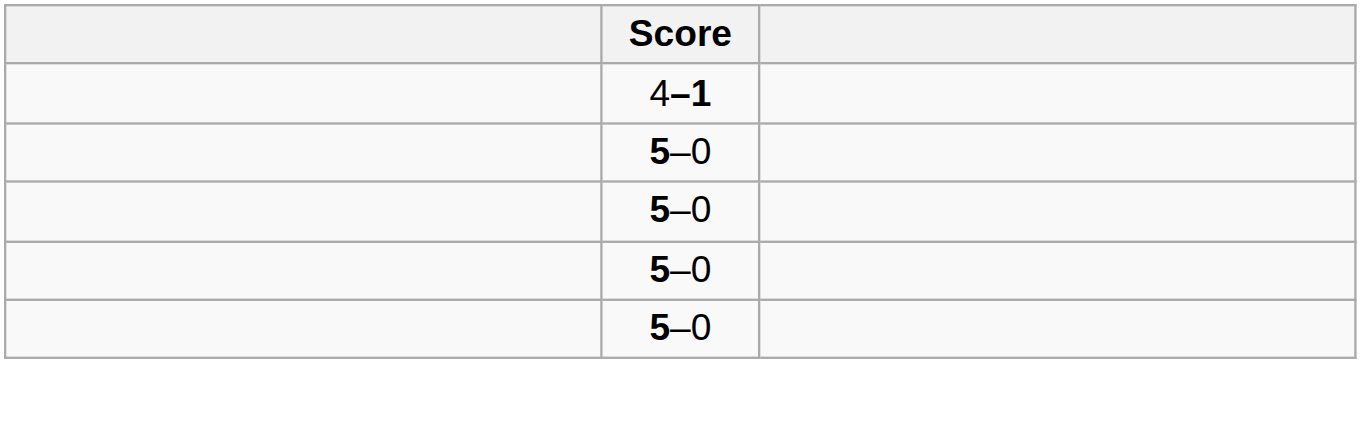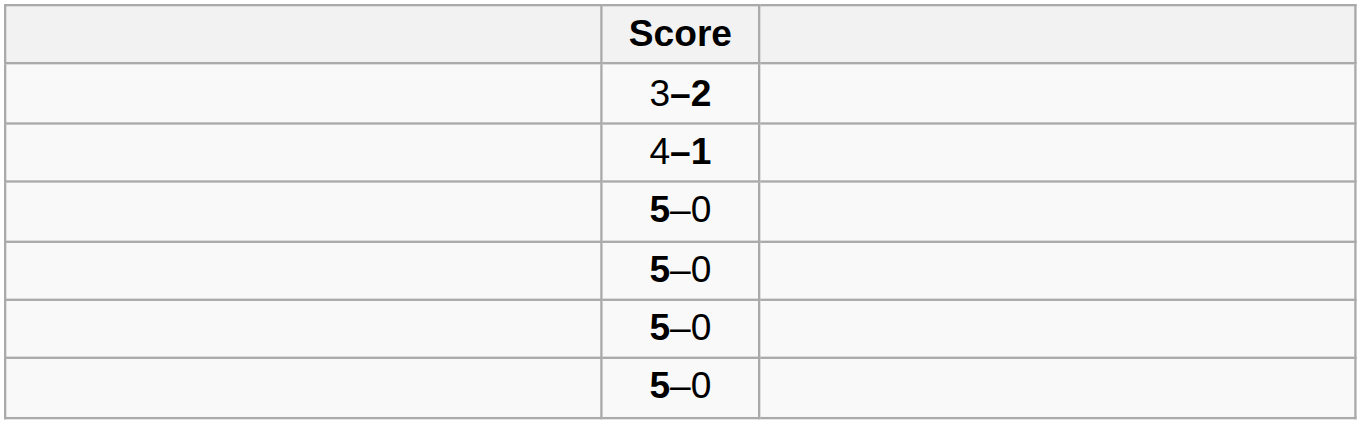+ row: (304, 93)
